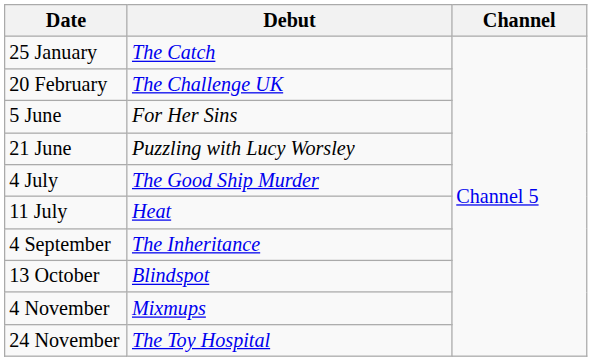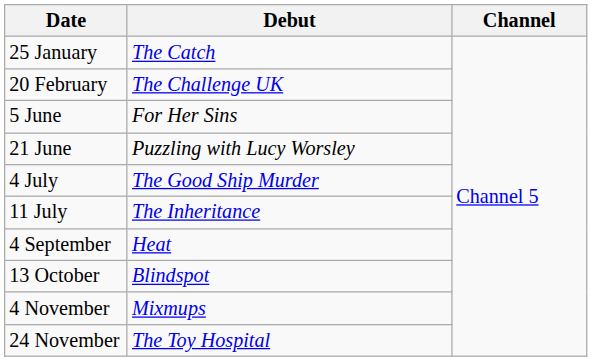(152, 212) Heat -> (196, 212) The Inheritance
(196, 244) The Inheritance -> (152, 244) Heat
